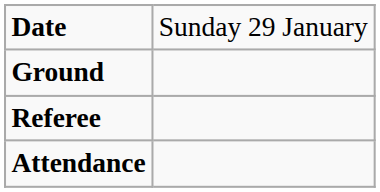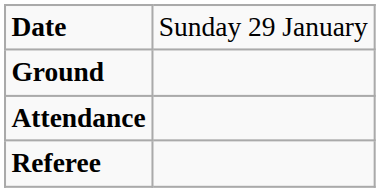rows swapped: (79, 162) <-> (56, 117)
